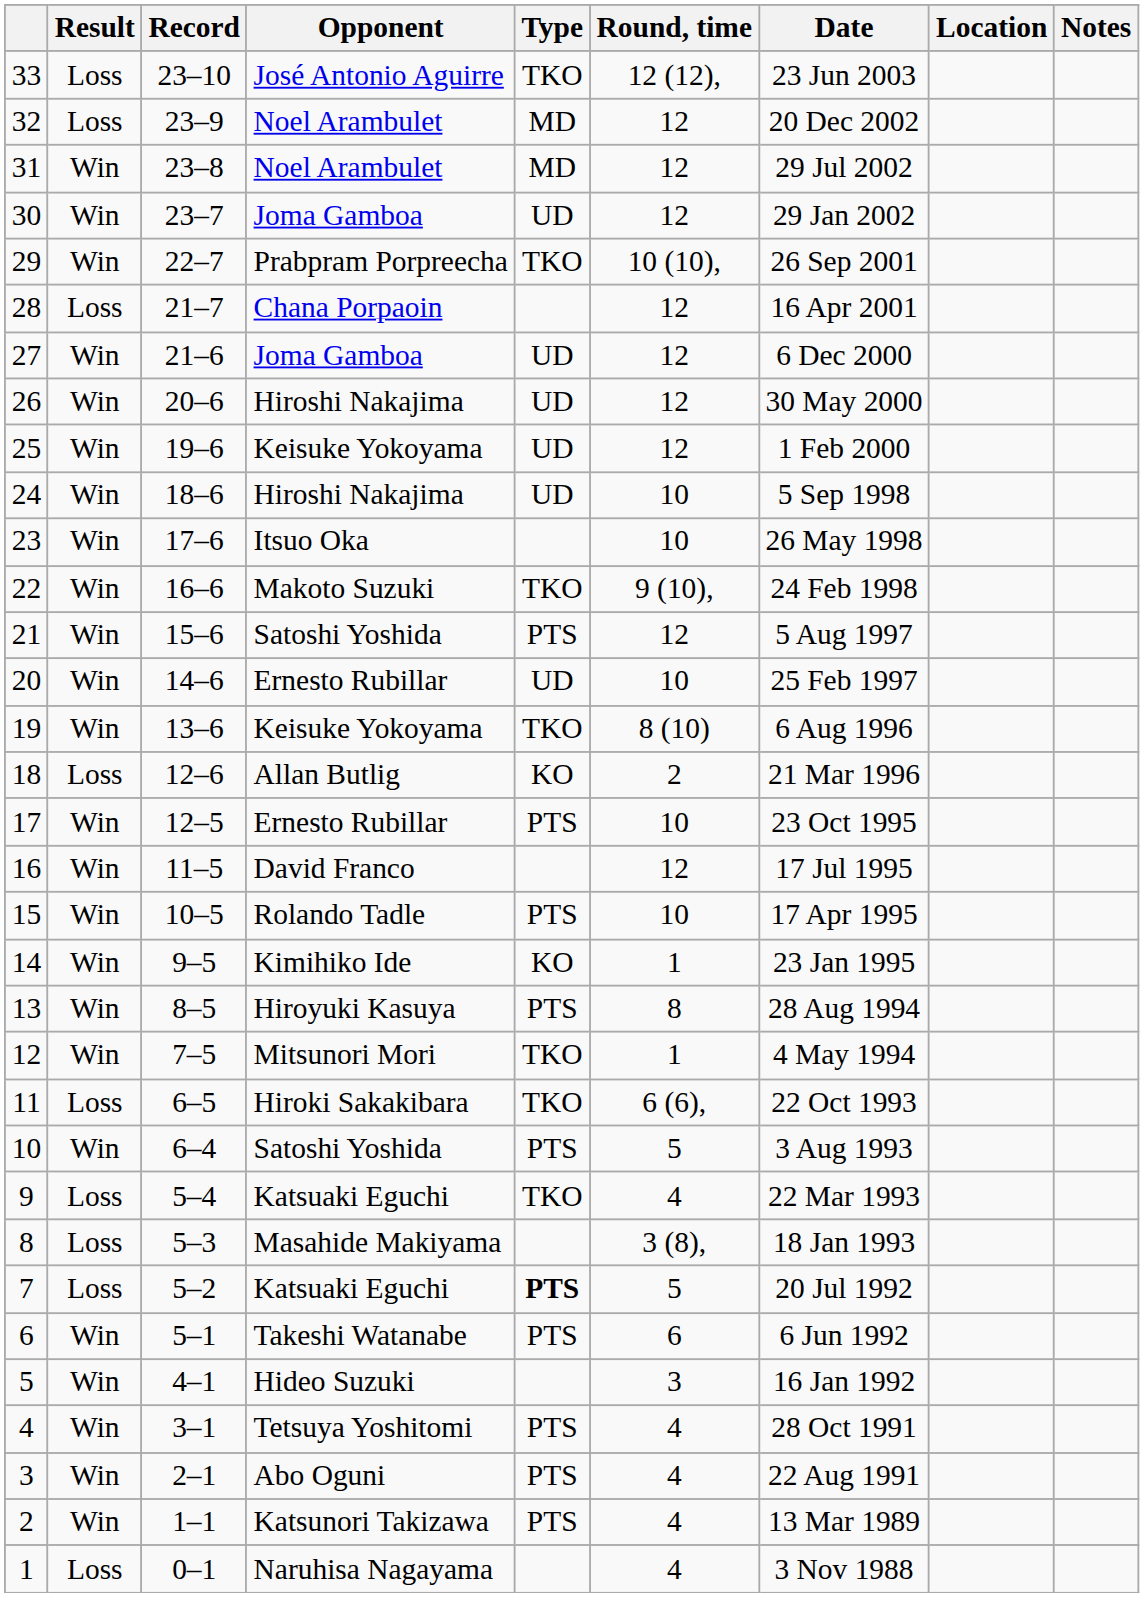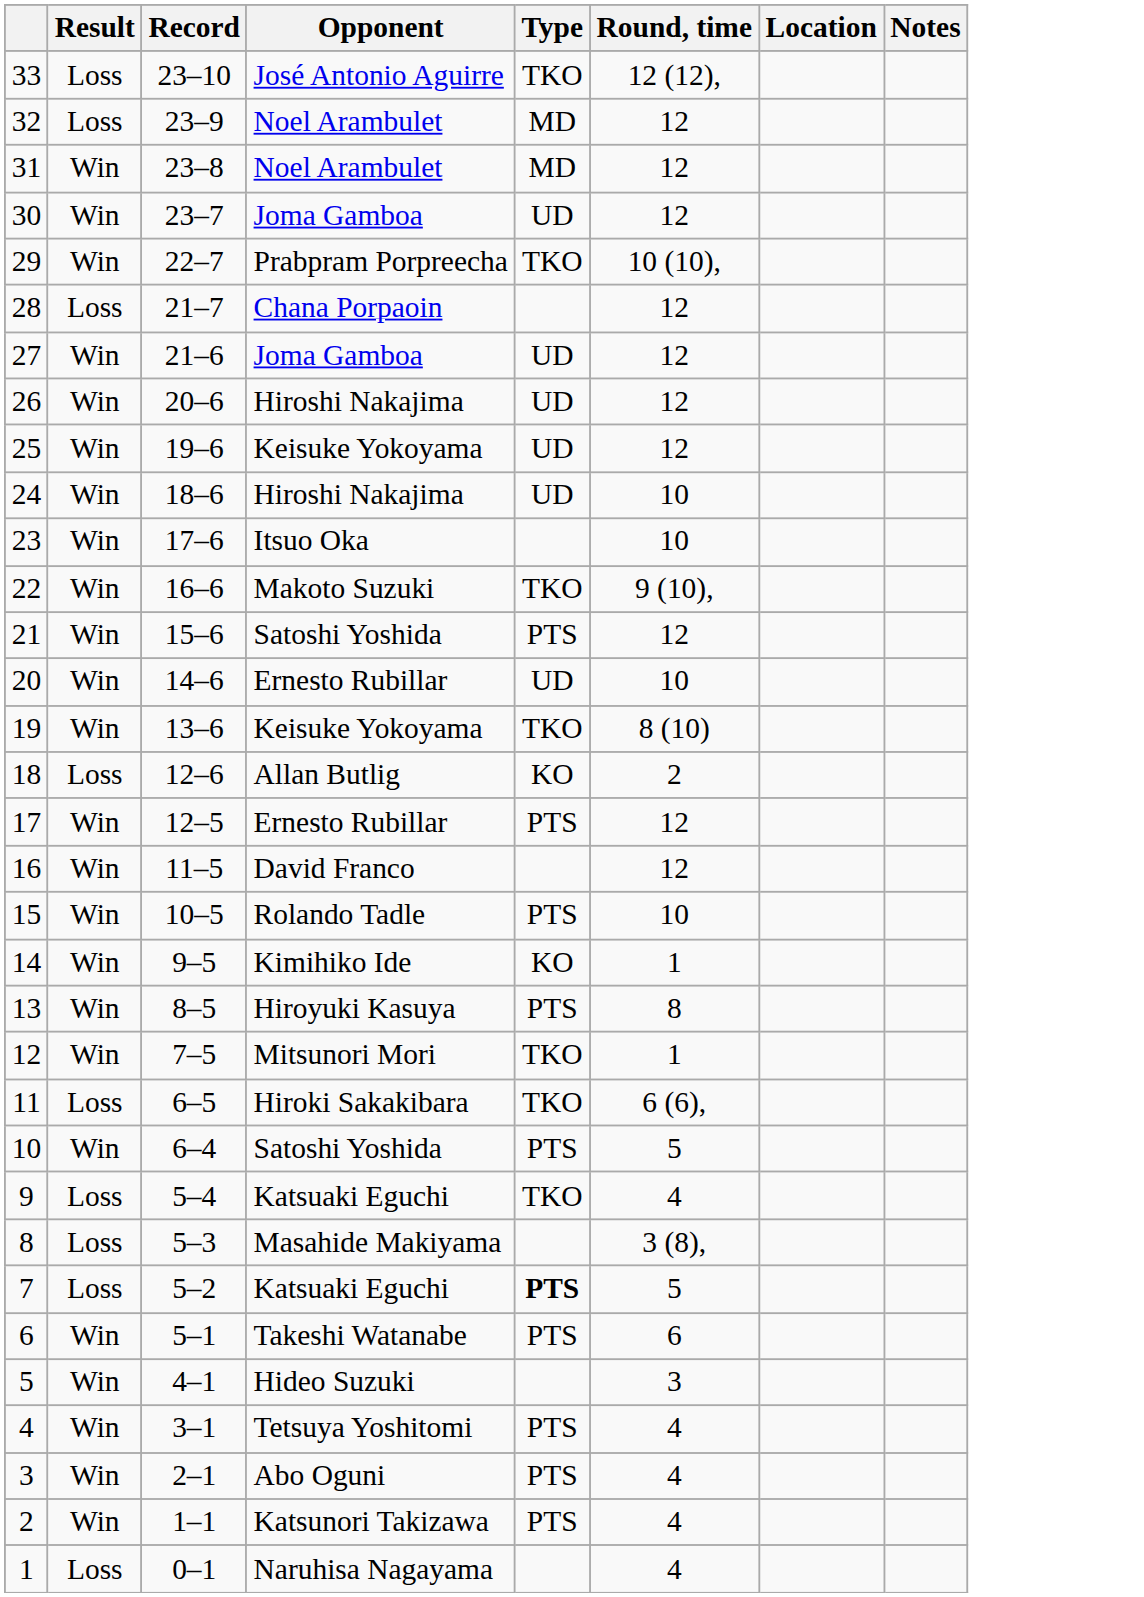- column: (844, 27)
(674, 821) 10 -> (674, 821) 12
